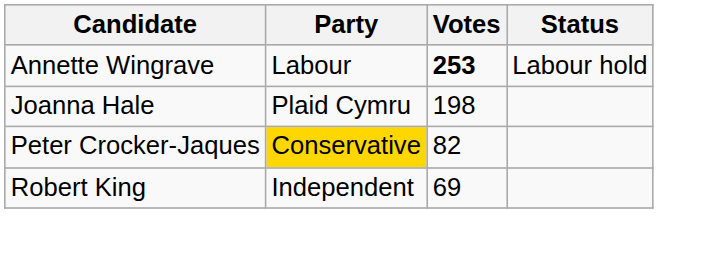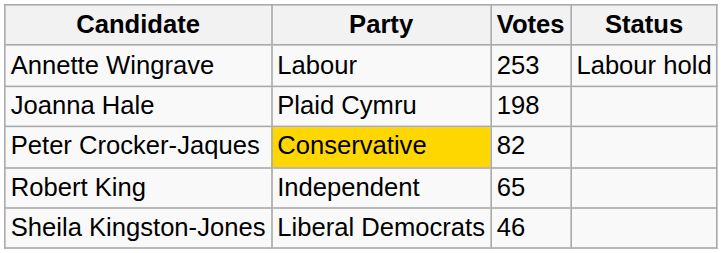(454, 65) bold -> (518, 65) normal
(447, 187) 69 -> (511, 187) 65
+ row: (138, 227)
